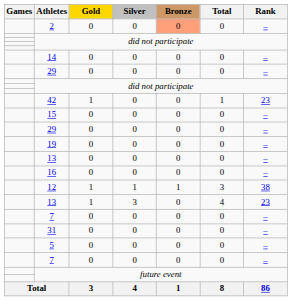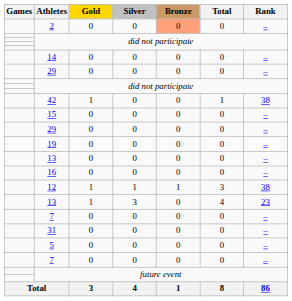(266, 101) 23 -> (266, 101) 38
